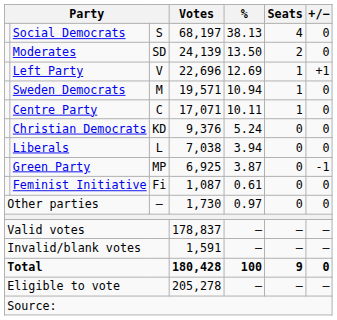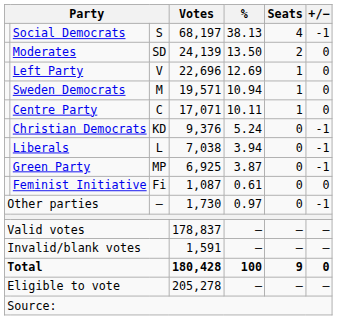(326, 33) 0 -> (322, 33) -1
(322, 71) +1 -> (326, 71) 0
(326, 128) 0 -> (322, 128) -1
(326, 147) 0 -> (322, 147) -1
(326, 205) 0 -> (322, 205) -1
